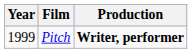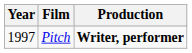(21, 37) 1999 -> (21, 37) 1997
